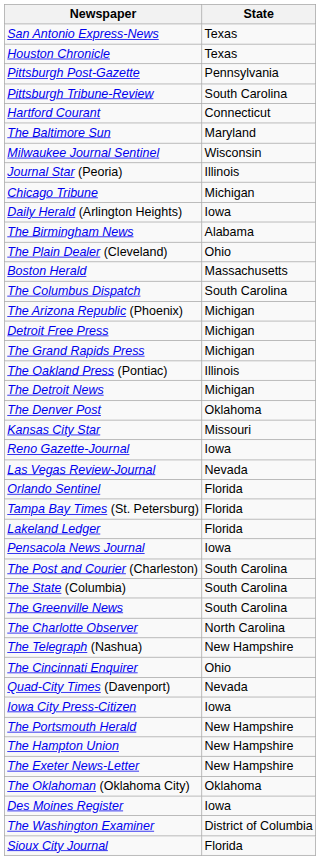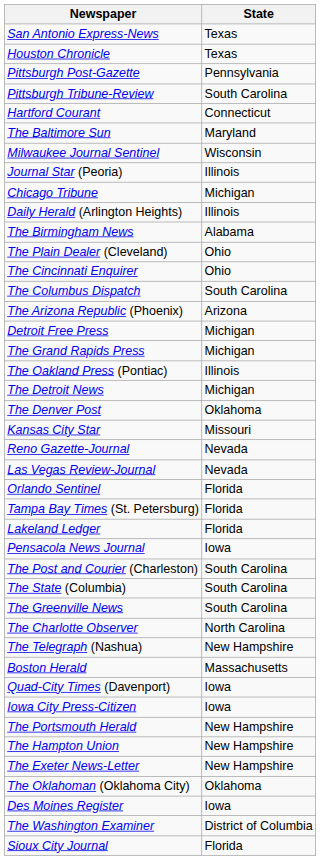(218, 212) Iowa -> (222, 212) Illinois
rows swapped: (72, 667) <-> (47, 271)
(230, 311) Michigan -> (226, 311) Arizona
(218, 449) Iowa -> (226, 449) Nevada
(226, 687) Nevada -> (218, 687) Iowa
